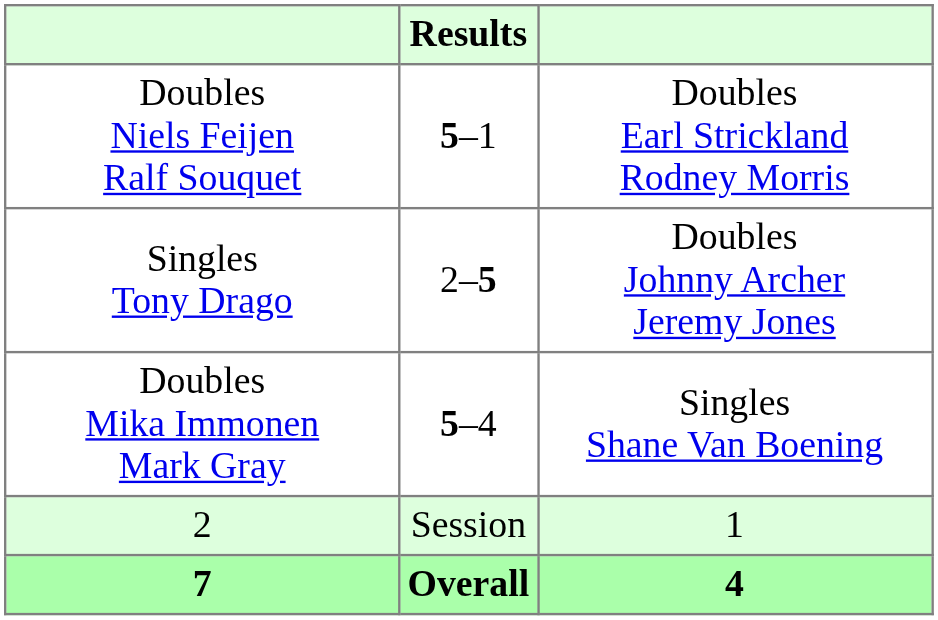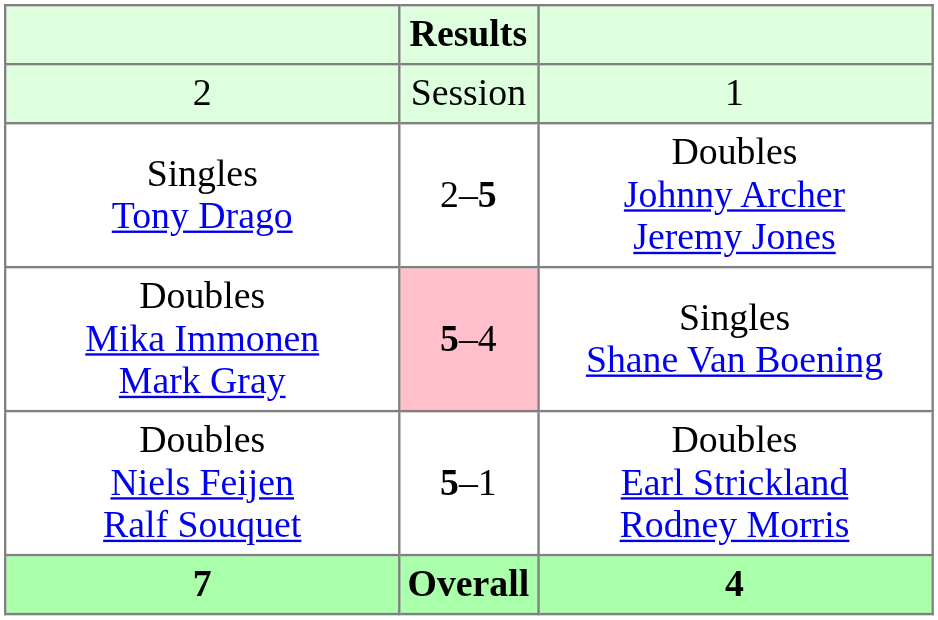rows swapped: (202, 135) <-> (202, 524)
(468, 423) no background -> (468, 338) pink background
